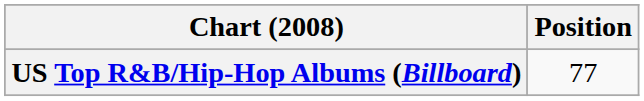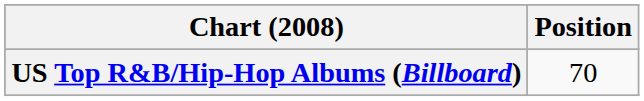(583, 71) 77 -> (583, 71) 70
